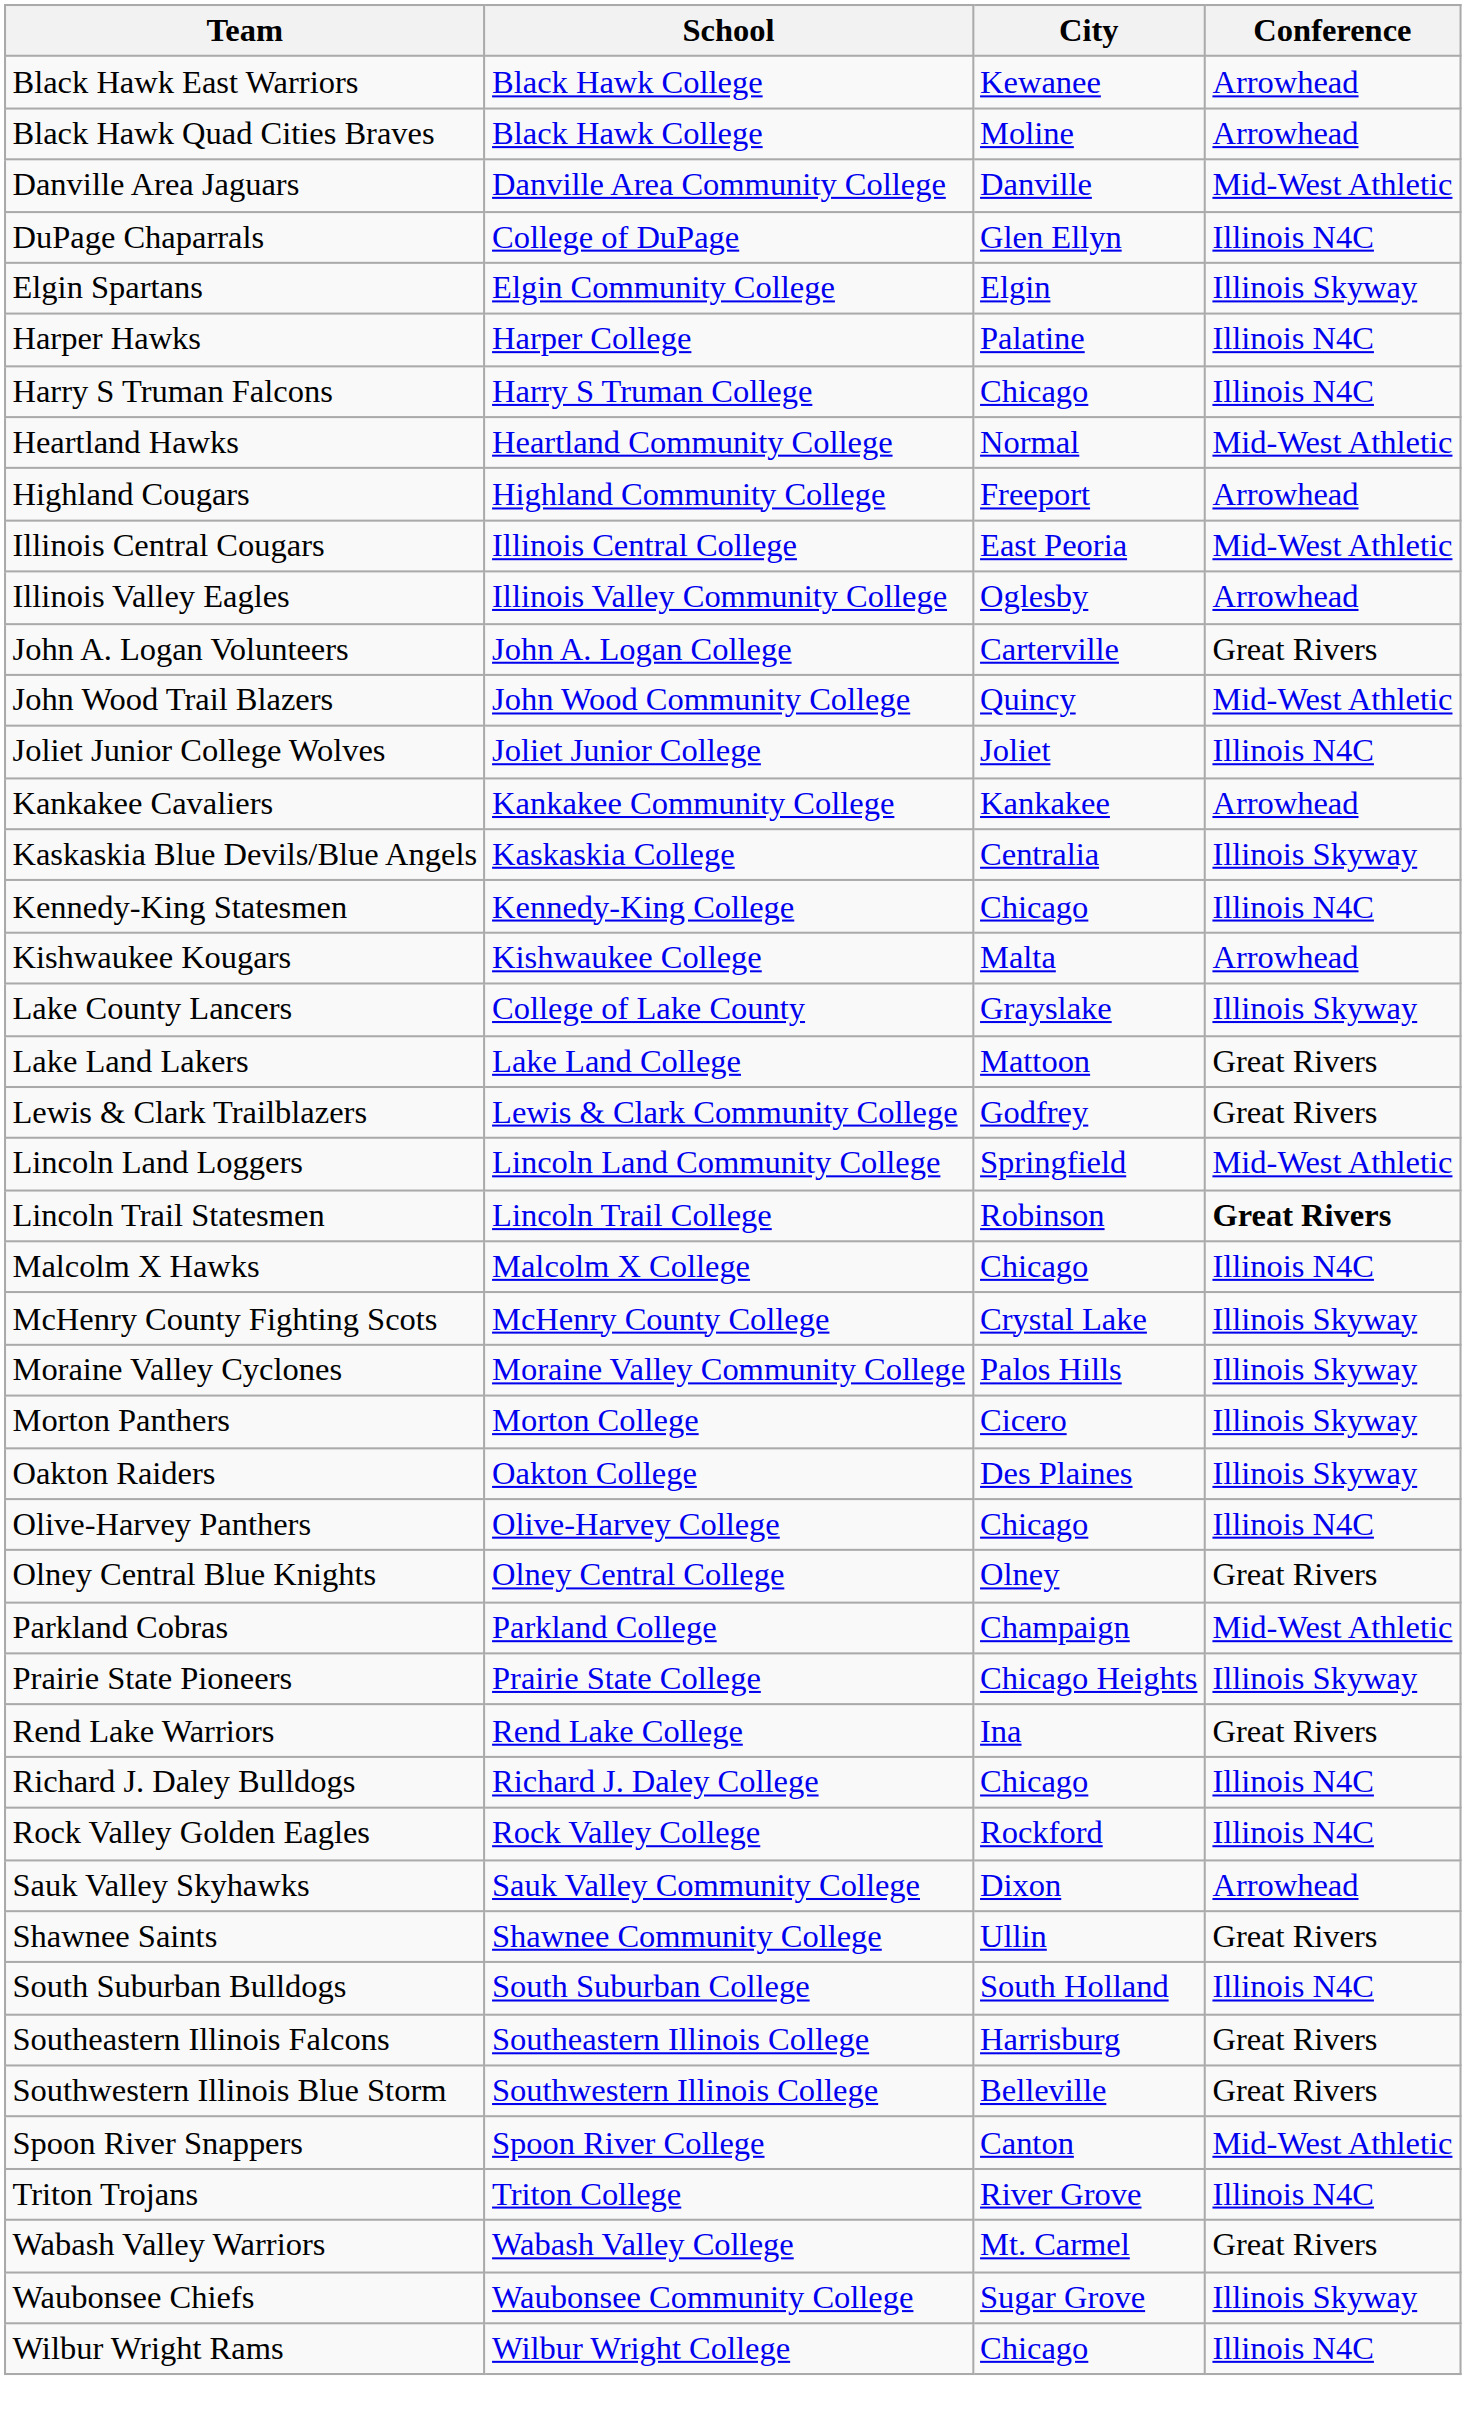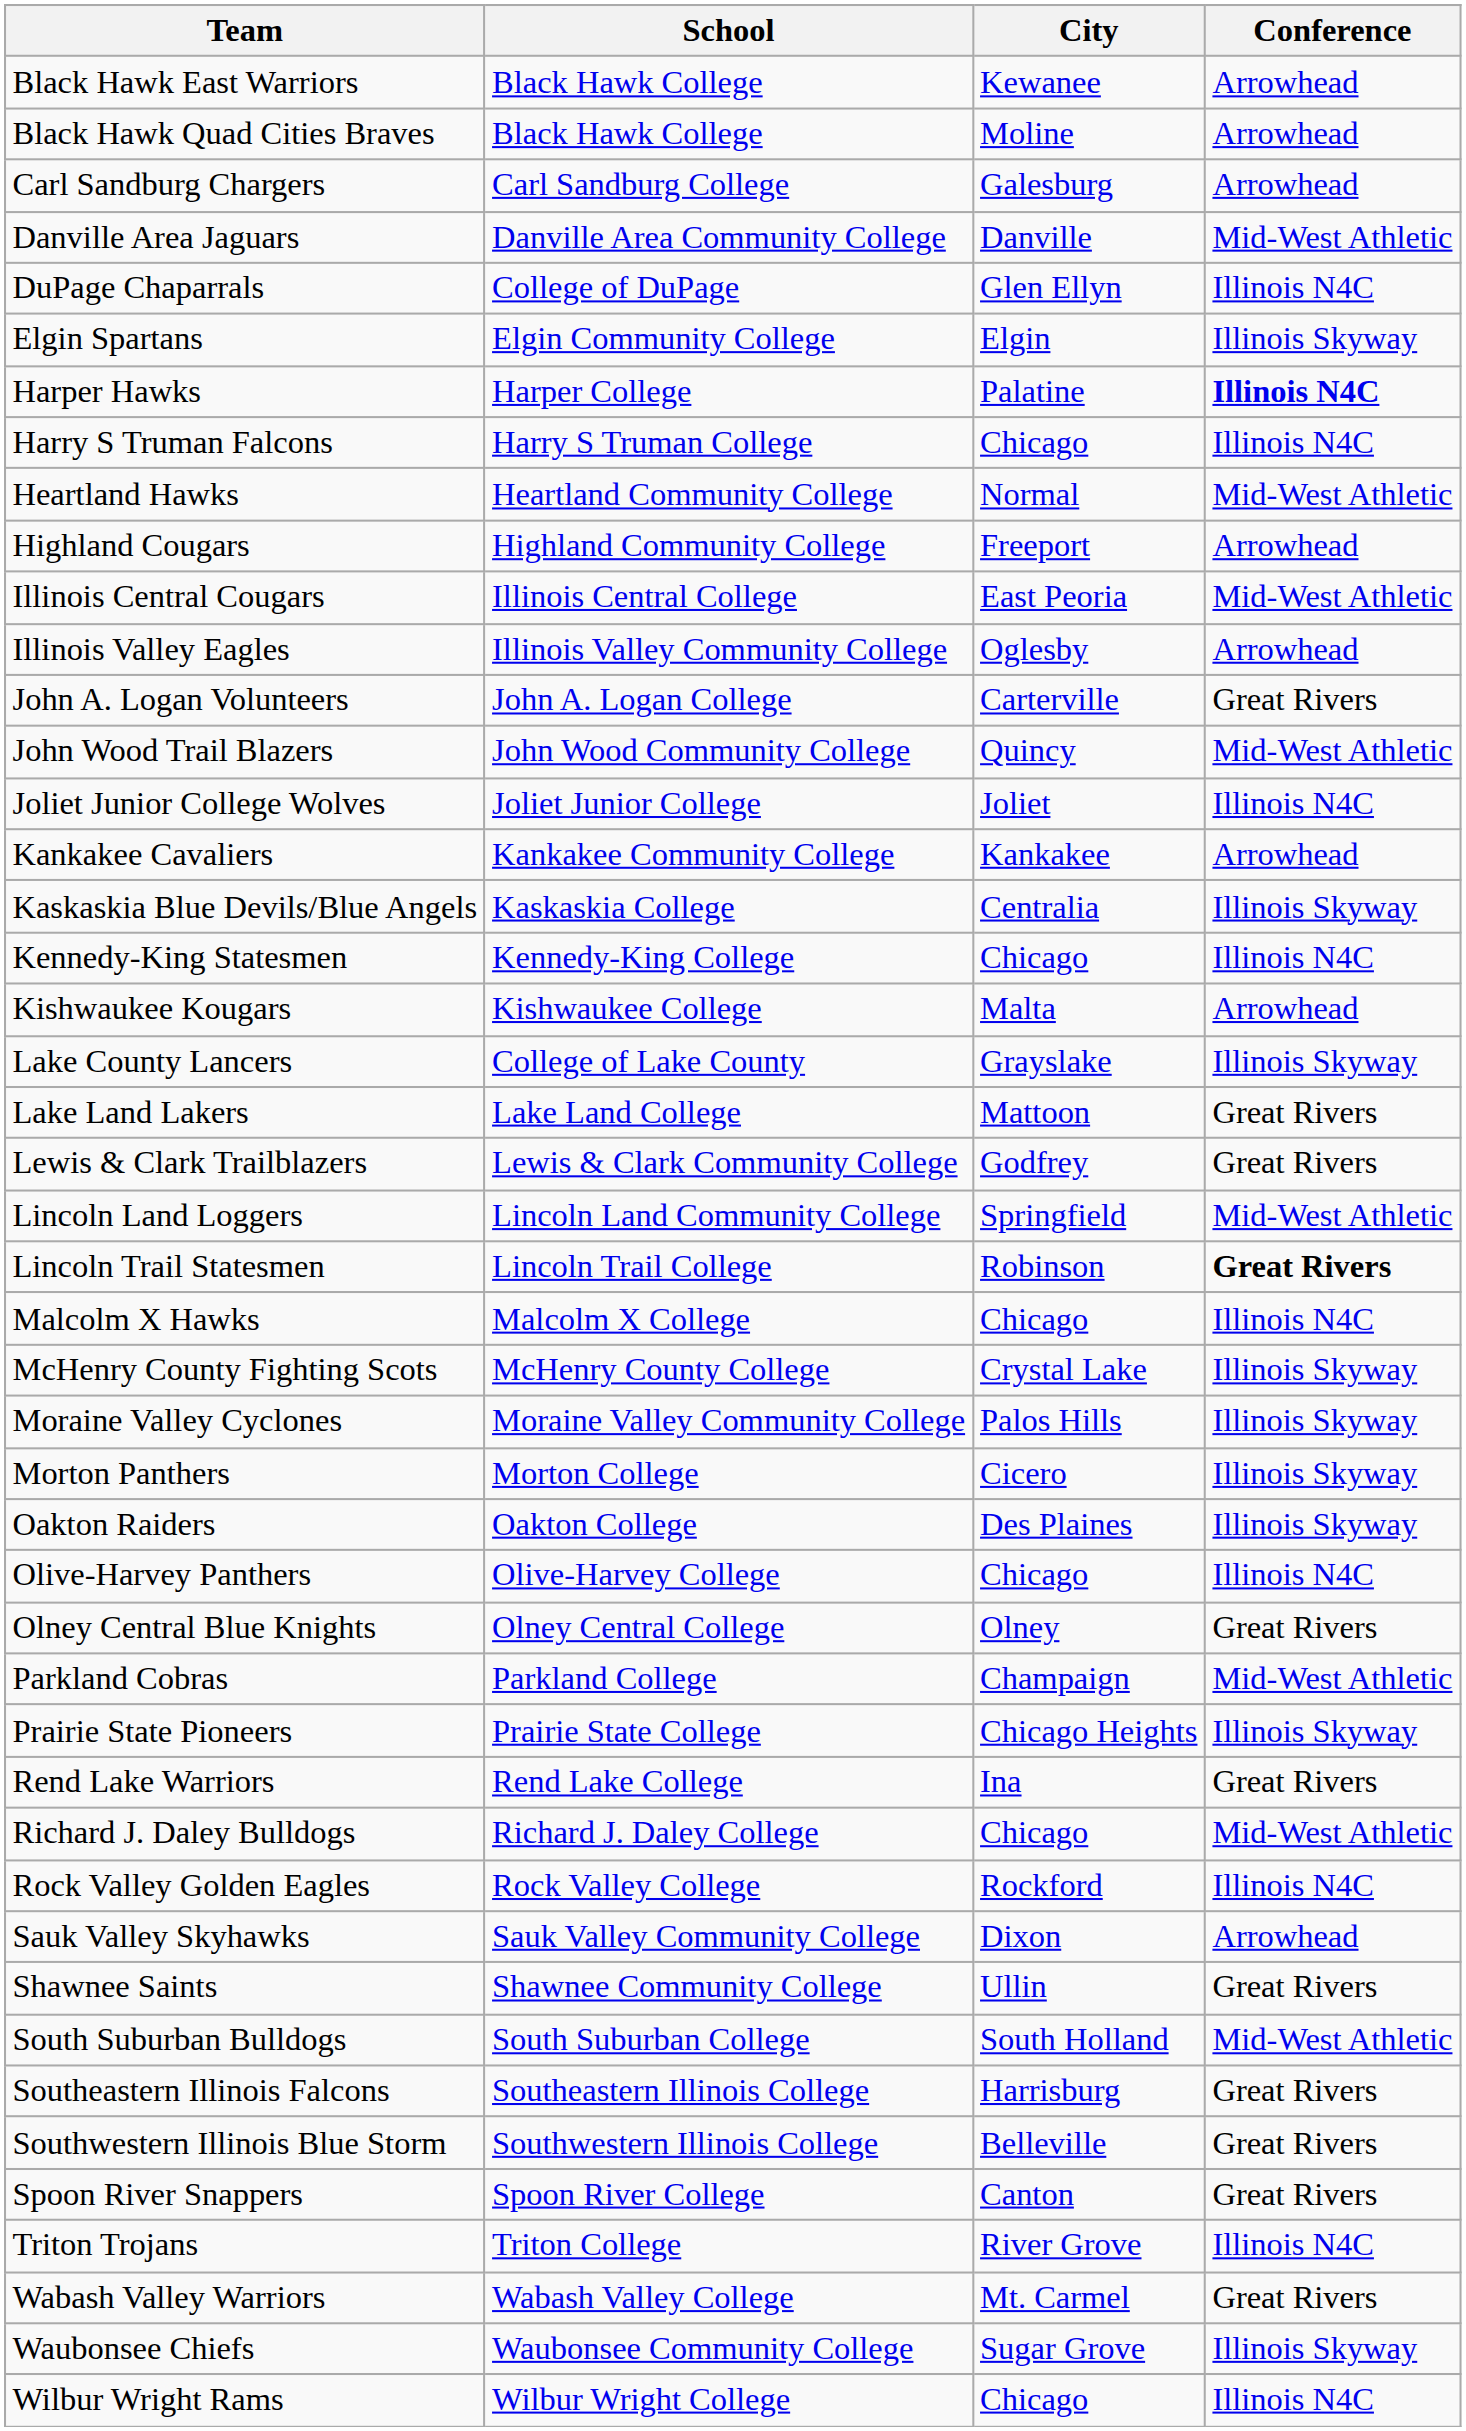+ row: (169, 184)
(1293, 339) normal -> (1296, 390) bold
(1293, 1781) Illinois N4C -> (1332, 1833) Mid-West Athletic
(1293, 1987) Illinois N4C -> (1332, 2039) Mid-West Athletic
(1332, 2142) Mid-West Athletic -> (1295, 2193) Great Rivers
